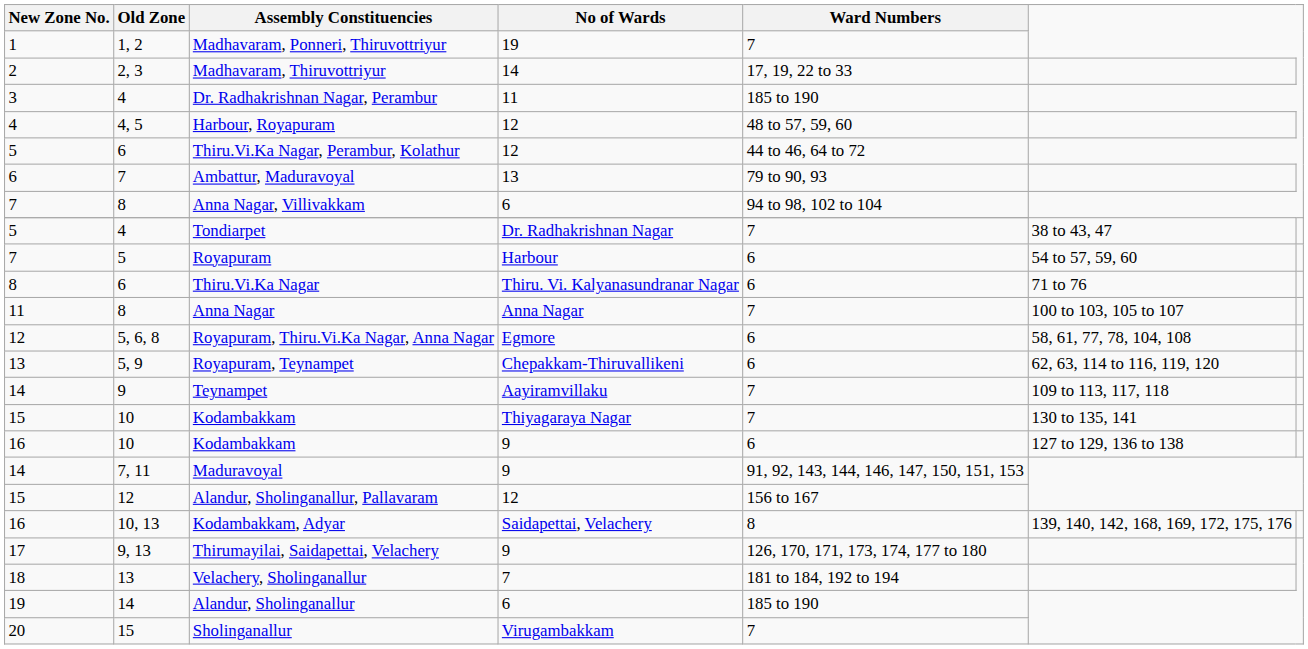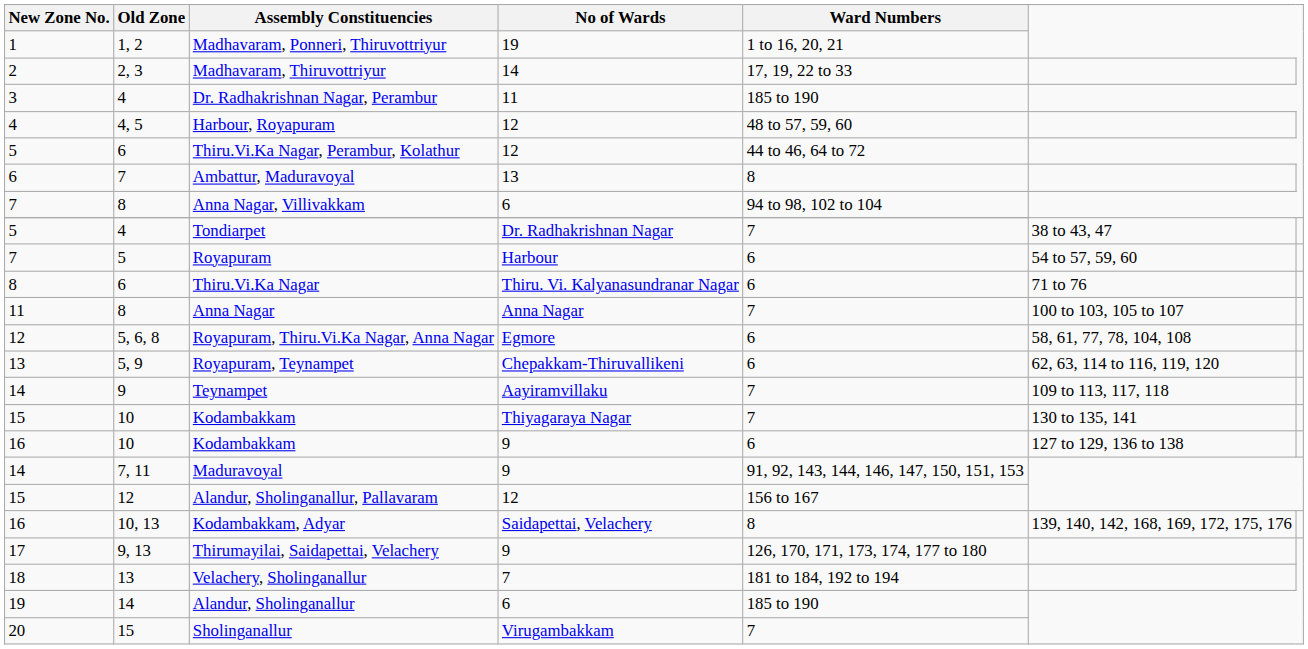(751, 44) 7 -> (795, 44) 1 to 16, 20, 21
(787, 177) 79 to 90, 93 -> (751, 177) 8
